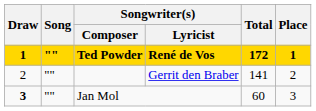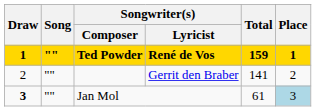(258, 55) 172 -> (258, 55) 159
(258, 95) 60 -> (258, 95) 61
(293, 95) no background -> (293, 95) lightblue background
